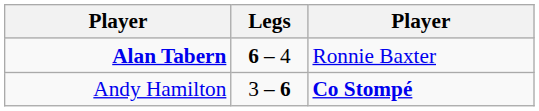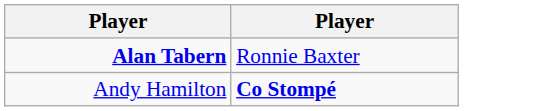- column: (269, 21)
